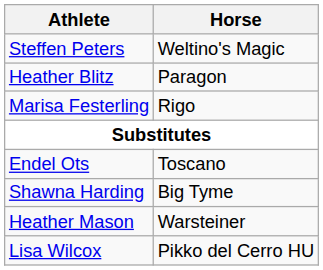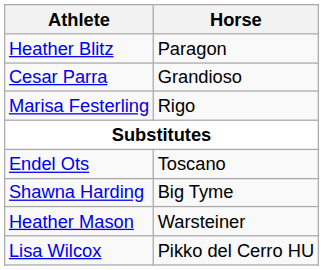- row: (67, 48)
+ row: (58, 77)
